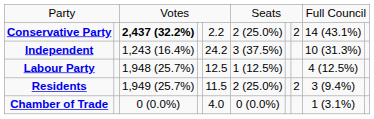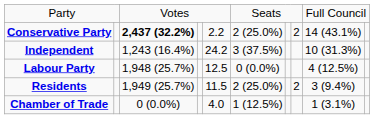(258, 68) 1 (12.5%) -> (258, 68) 0 (0.0%)
(258, 104) 0 (0.0%) -> (258, 104) 1 (12.5%)
